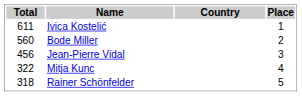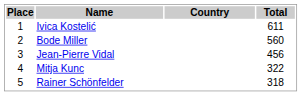columns swapped: (281, 13) <-> (25, 13)
